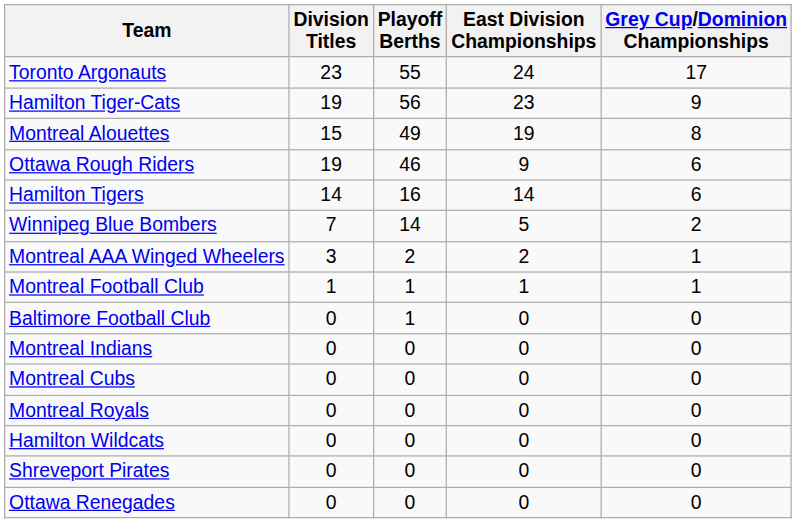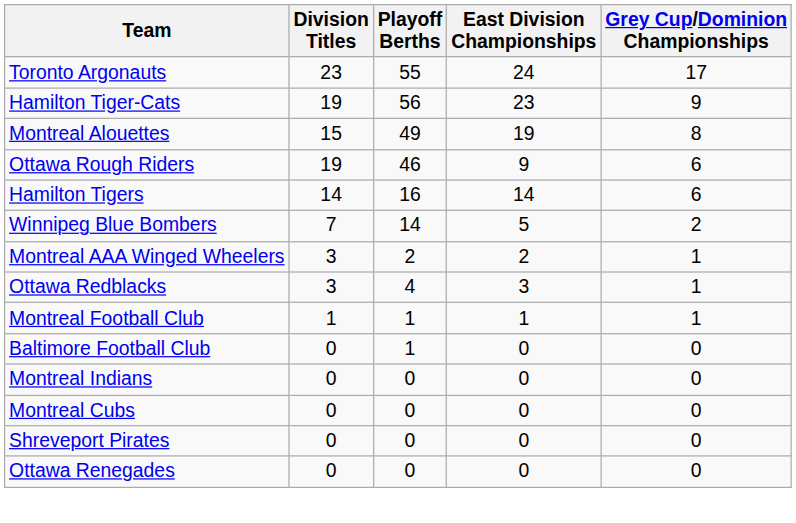+ row: (88, 287)
- row: (79, 410)
- row: (87, 440)
